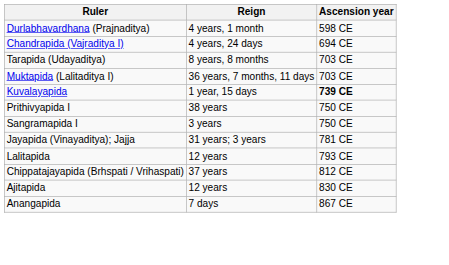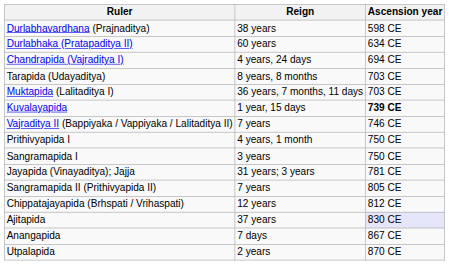(226, 28) 4 years, 1 month -> (257, 28) 38 years
+ row: (70, 44)
+ row: (120, 124)
(208, 108) 38 years -> (275, 140) 4 years, 1 month
- row: (28, 156)
+ row: (81, 188)
(208, 172) 37 years -> (257, 204) 12 years
(208, 188) 12 years -> (257, 220) 37 years
(336, 188) no background -> (385, 220) lavender background
+ row: (31, 252)
